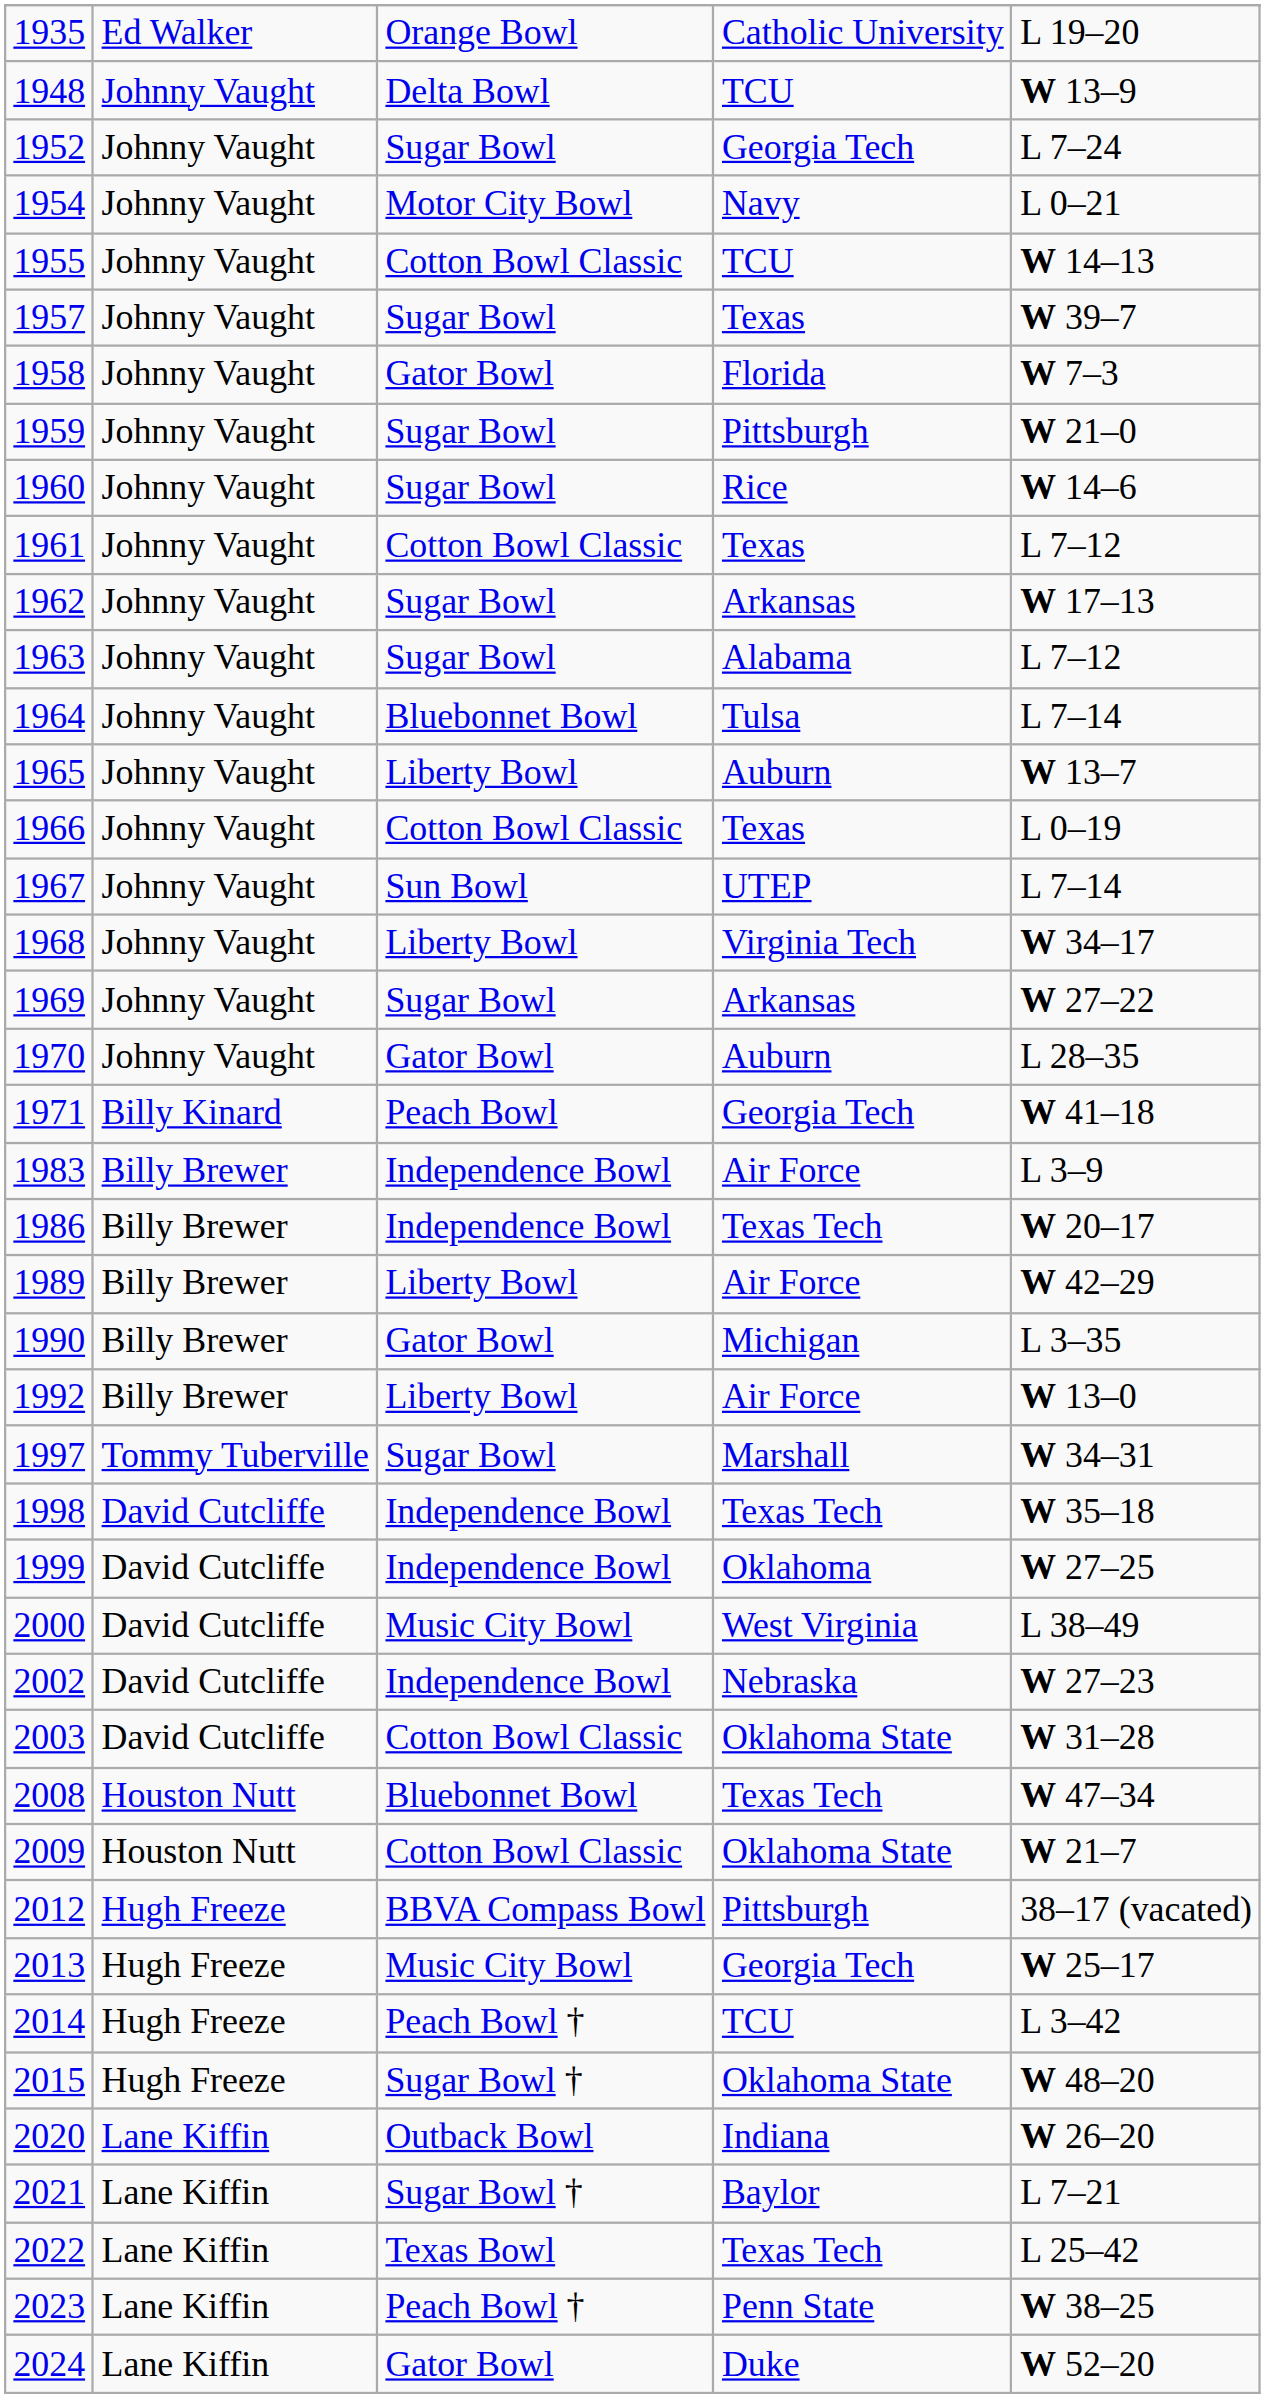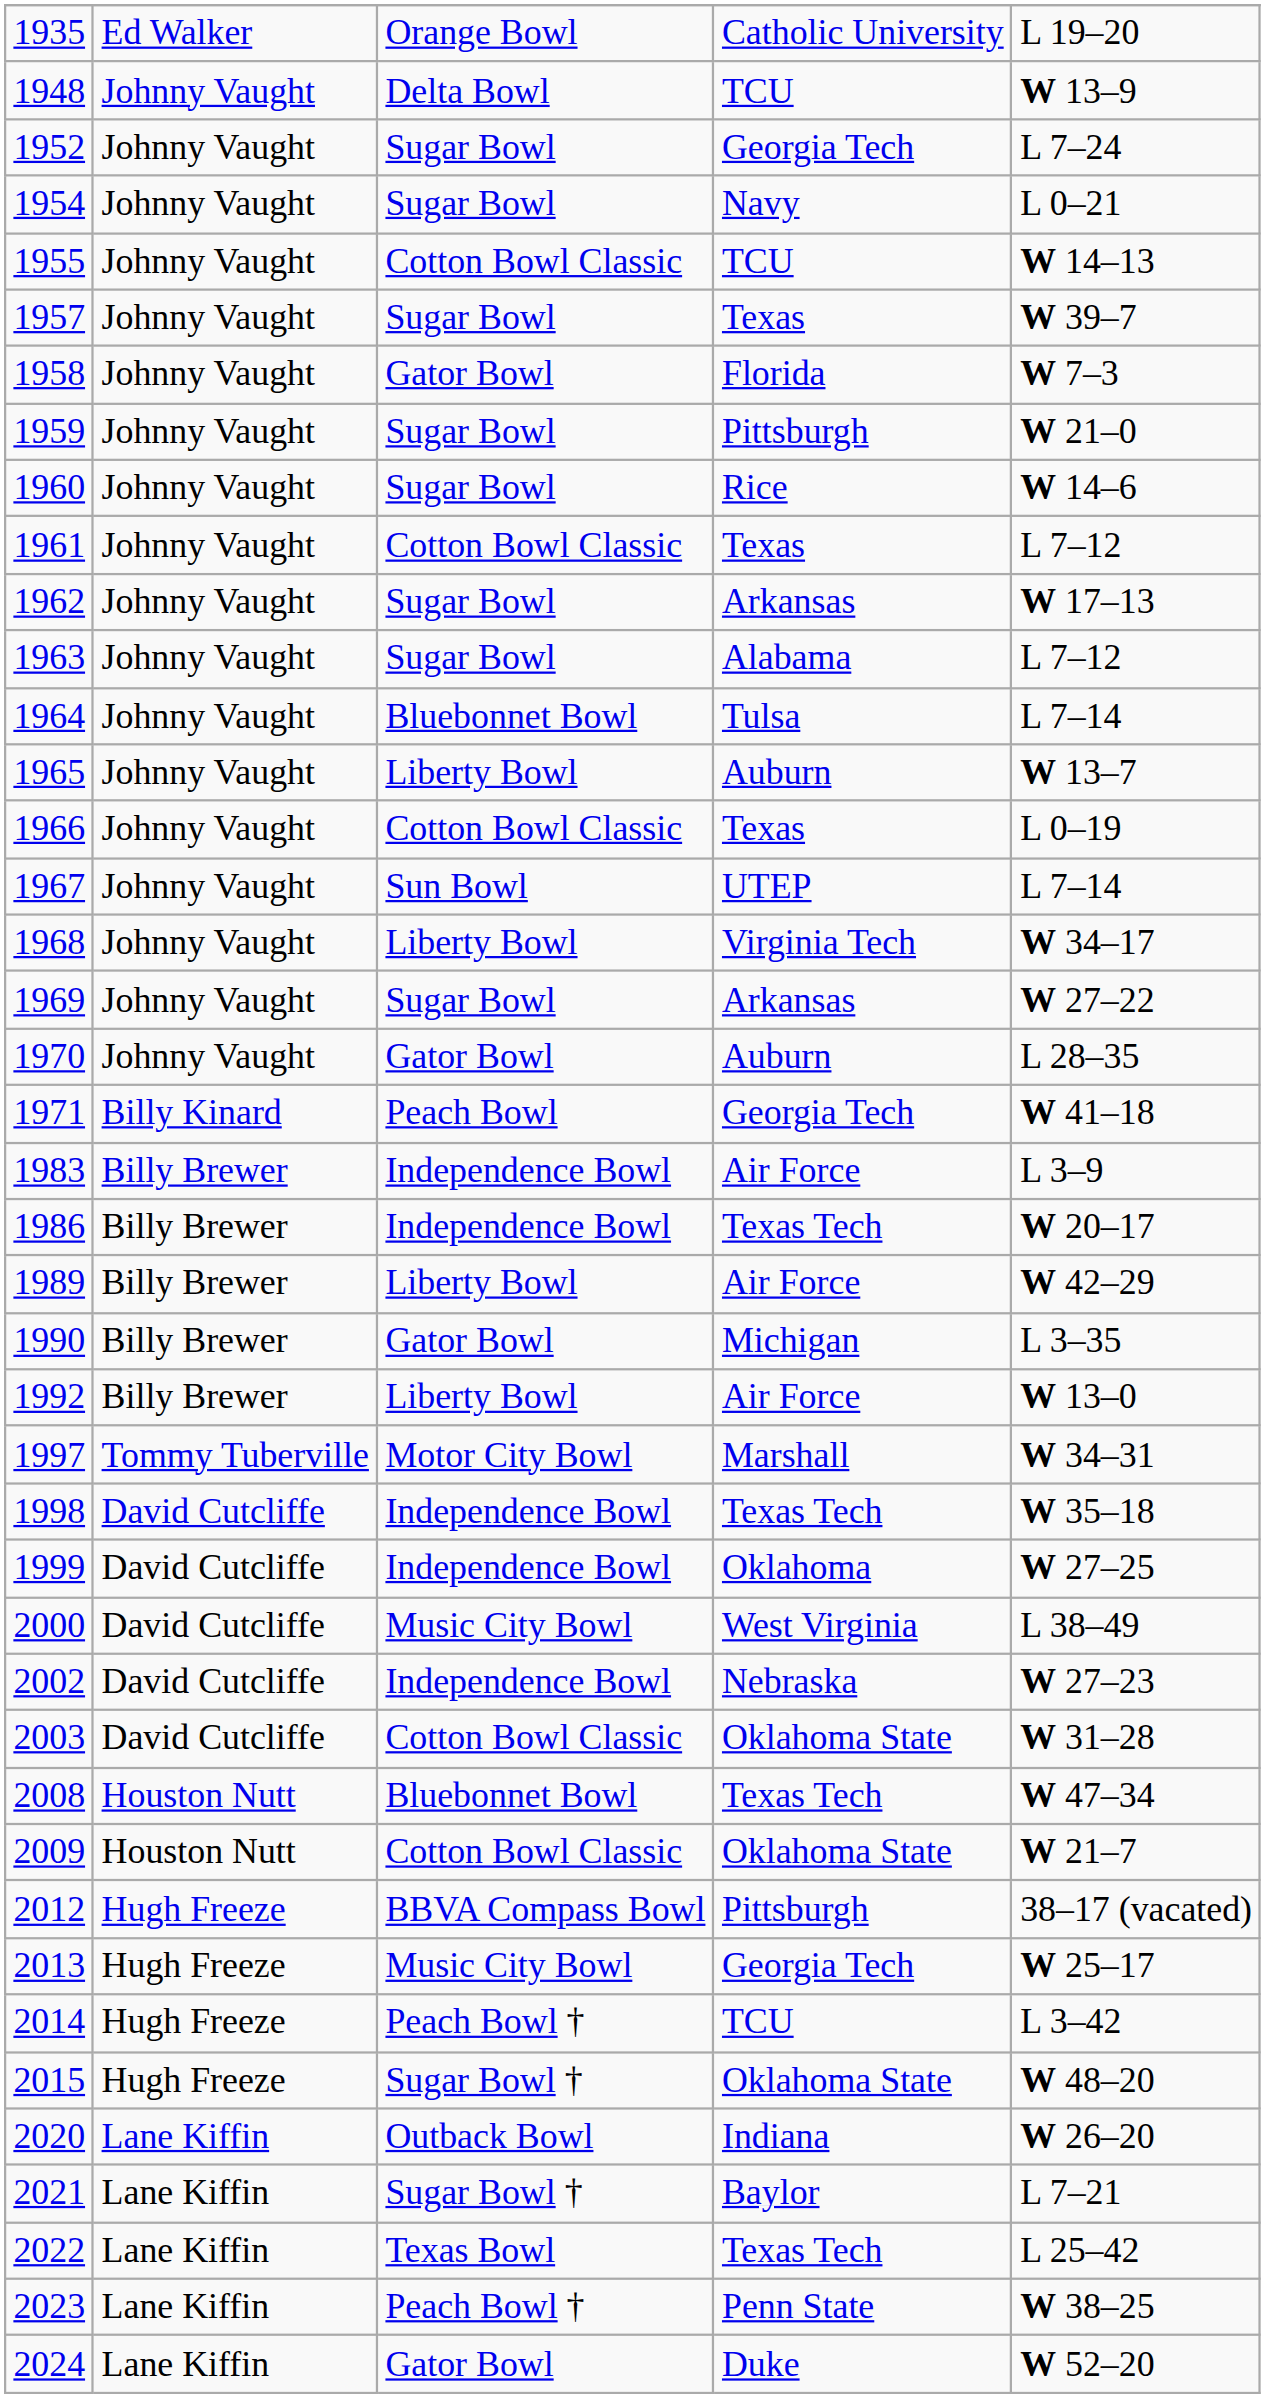(509, 203) Motor City Bowl -> (471, 203) Sugar Bowl
(471, 1453) Sugar Bowl -> (509, 1453) Motor City Bowl
